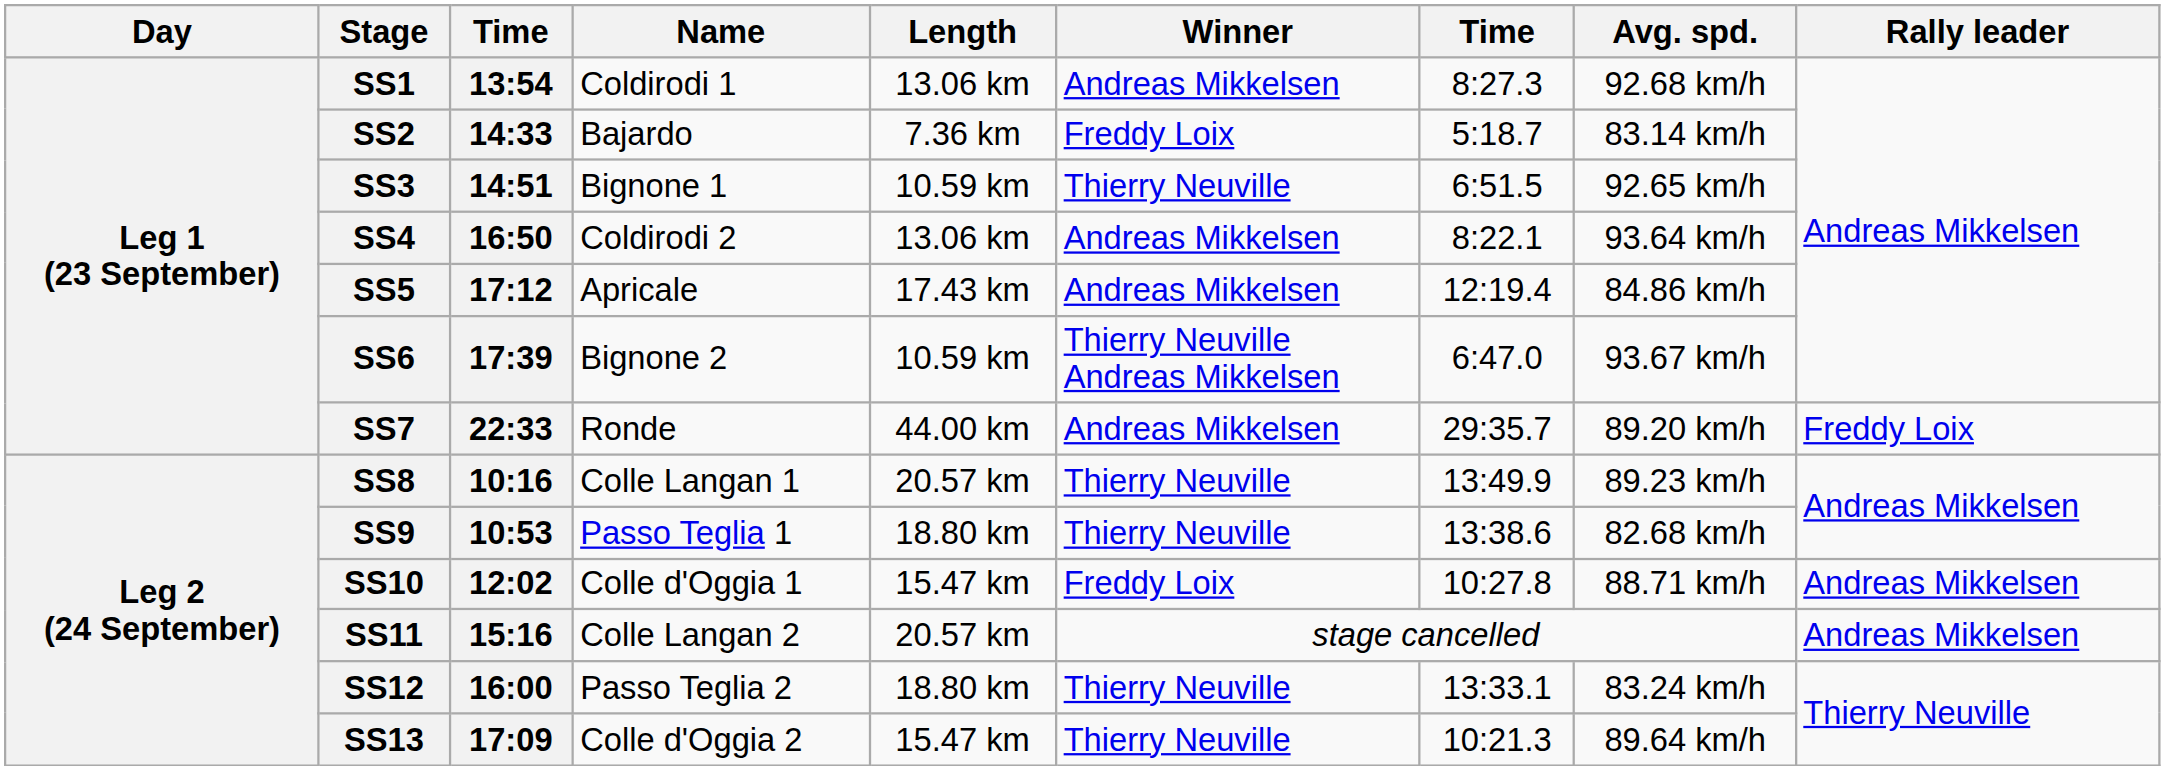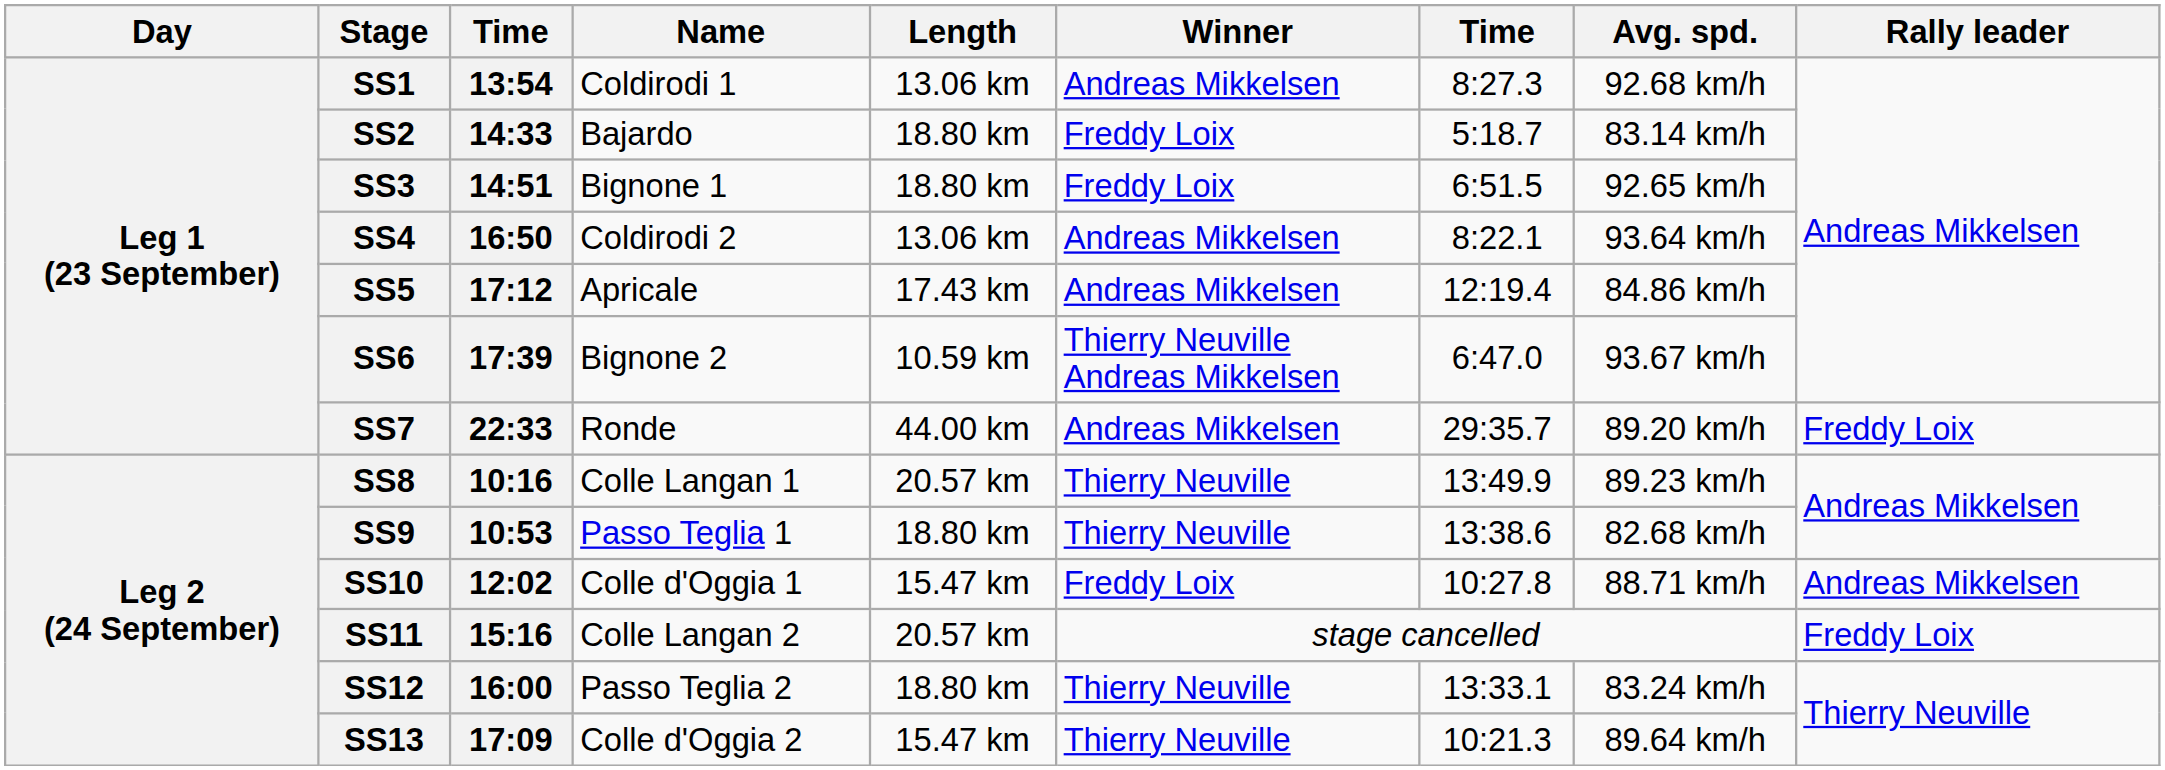(963, 135) 7.36 km -> (963, 135) 18.80 km
(963, 186) 10.59 km -> (963, 186) 18.80 km
(1177, 186) Thierry Neuville -> (1149, 186) Freddy Loix
(1941, 636) Andreas Mikkelsen -> (1889, 636) Freddy Loix
